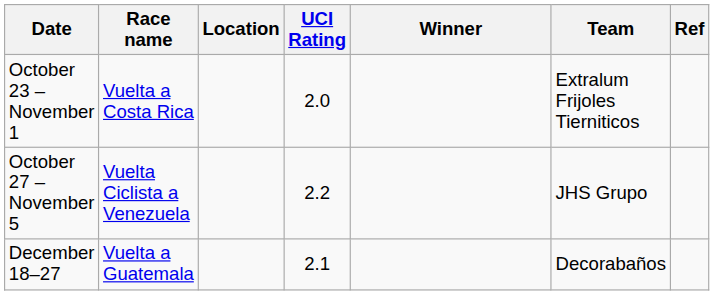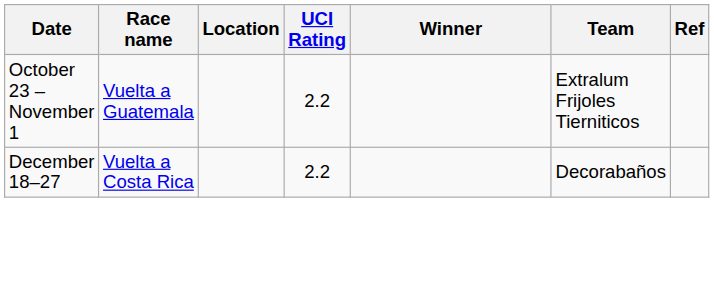(148, 100) Vuelta a Costa Rica -> (148, 100) Vuelta a Guatemala
(317, 100) 2.0 -> (317, 100) 2.2
- row: (52, 192)
(148, 264) Vuelta a Guatemala -> (148, 172) Vuelta a Costa Rica
(317, 264) 2.1 -> (317, 172) 2.2
